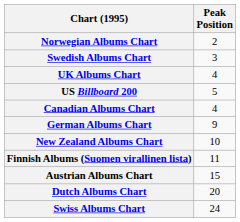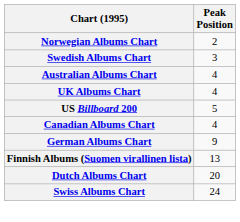+ row: (99, 74)
- row: (99, 141)
(215, 158) 11 -> (215, 158) 13
- row: (99, 175)
